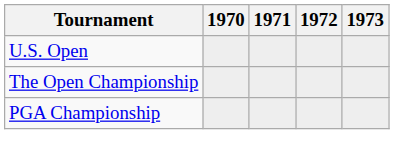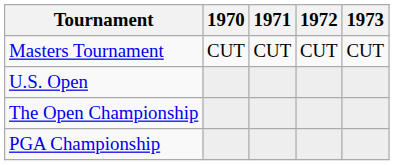+ row: (86, 51)
